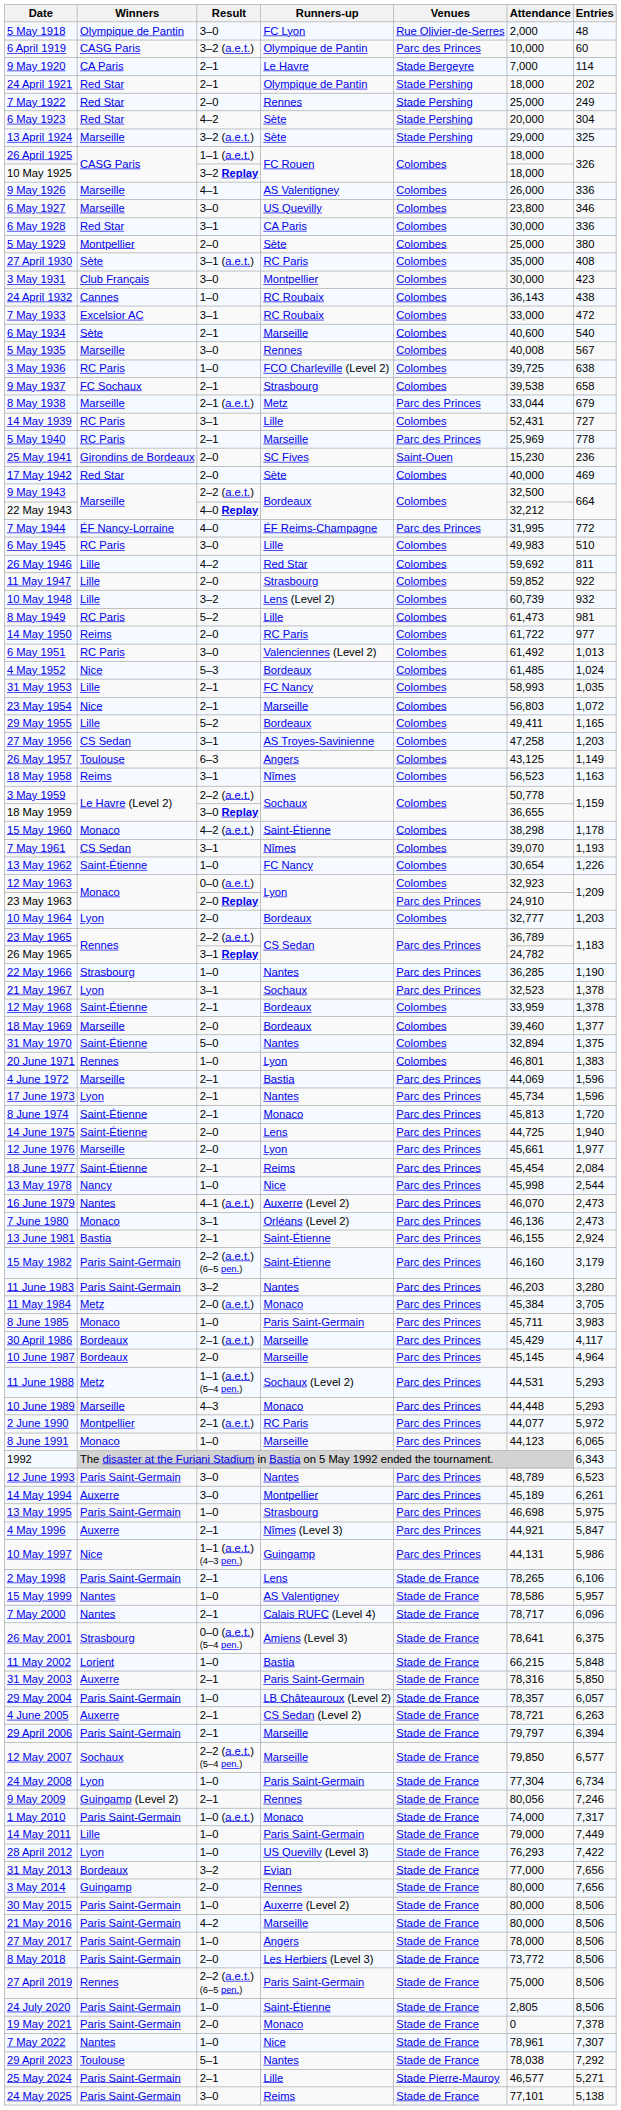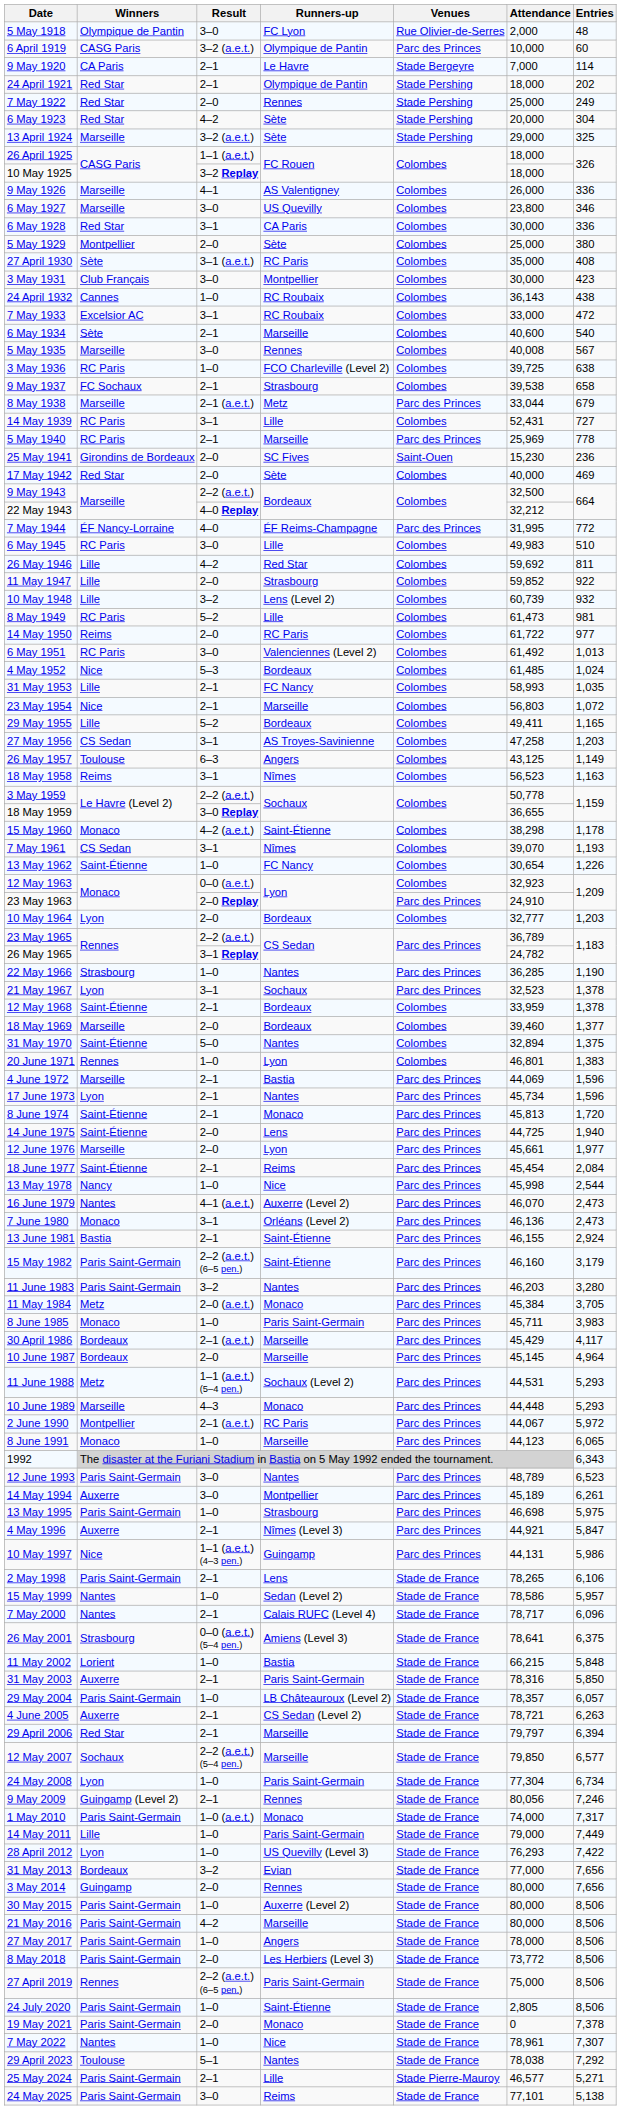(527, 1424) 44,077 -> (527, 1424) 44,067
(301, 1596) AS Valentigney -> (303, 1596) Sedan (Level 2)
(130, 1733) Paris Saint-Germain -> (102, 1733) Red Star
